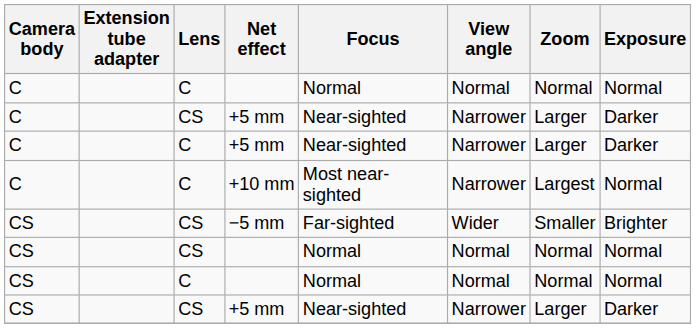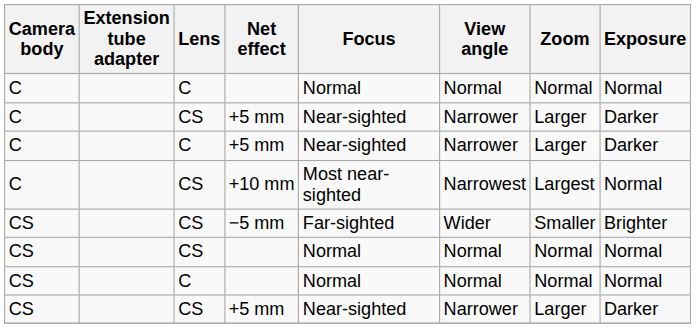(185, 184) C -> (191, 184) CS
(489, 184) Narrower -> (485, 184) Narrowest
